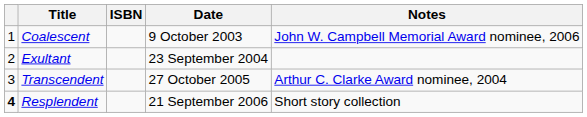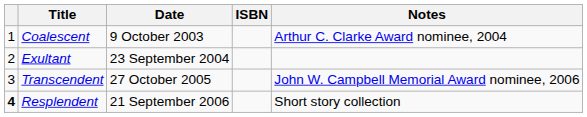columns swapped: (208, 15) <-> (126, 15)
(427, 36) John W. Campbell Memorial Award nominee, 2006 -> (391, 36) Arthur C. Clarke Award nominee, 2004
(391, 79) Arthur C. Clarke Award nominee, 2004 -> (427, 79) John W. Campbell Memorial Award nominee, 2006
